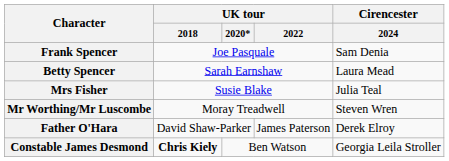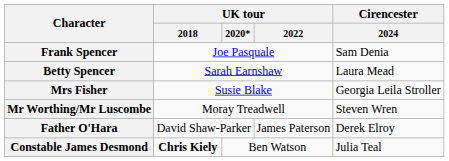(359, 90) Julia Teal -> (388, 90) Georgia Leila Stroller
(388, 147) Georgia Leila Stroller -> (359, 147) Julia Teal
